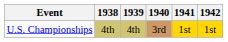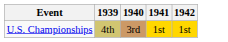- column: (108, 12)
